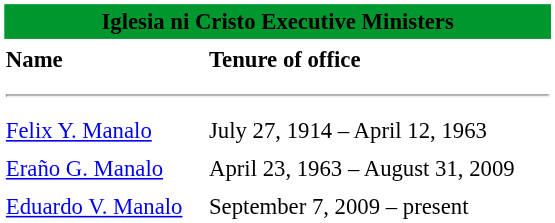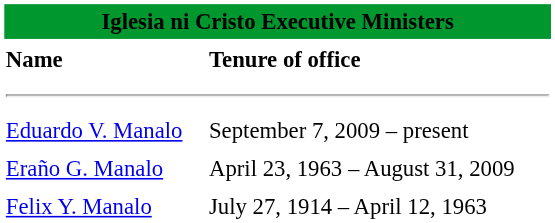rows swapped: (79, 130) <-> (94, 206)
